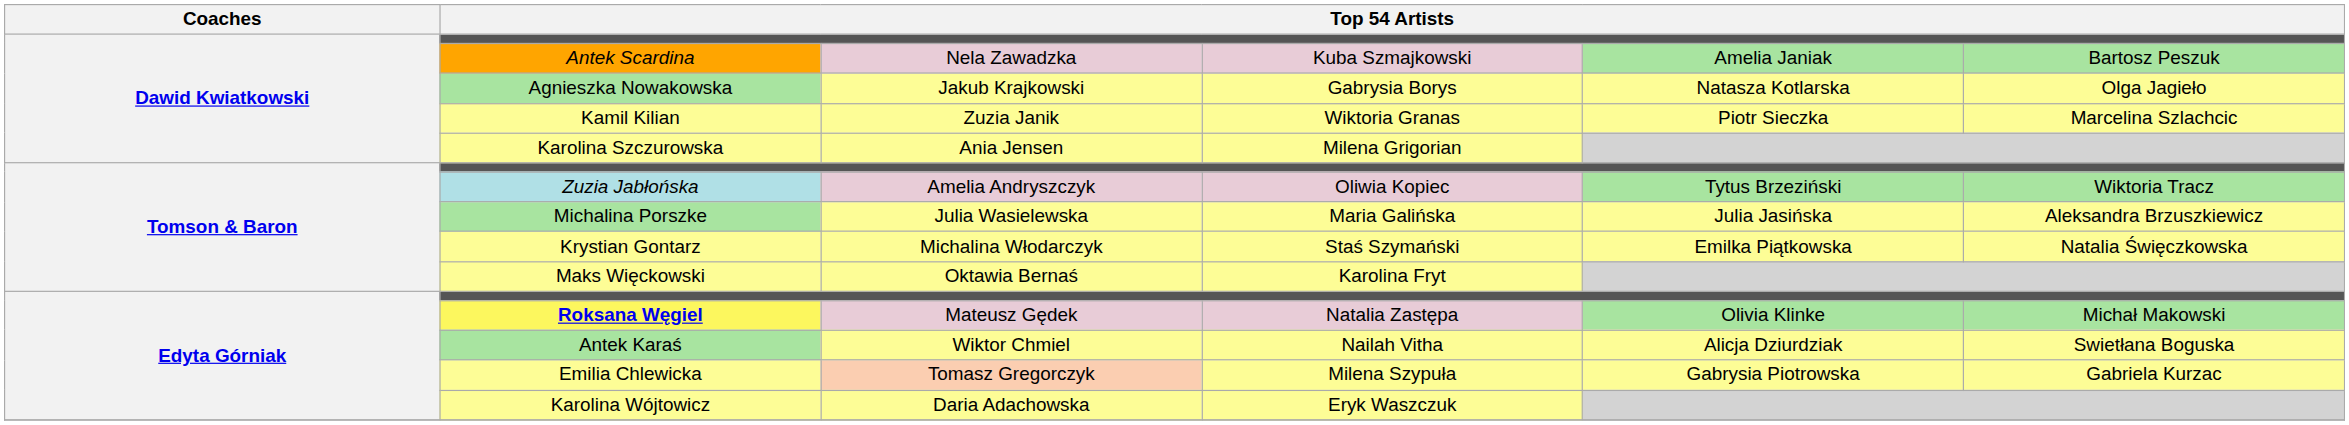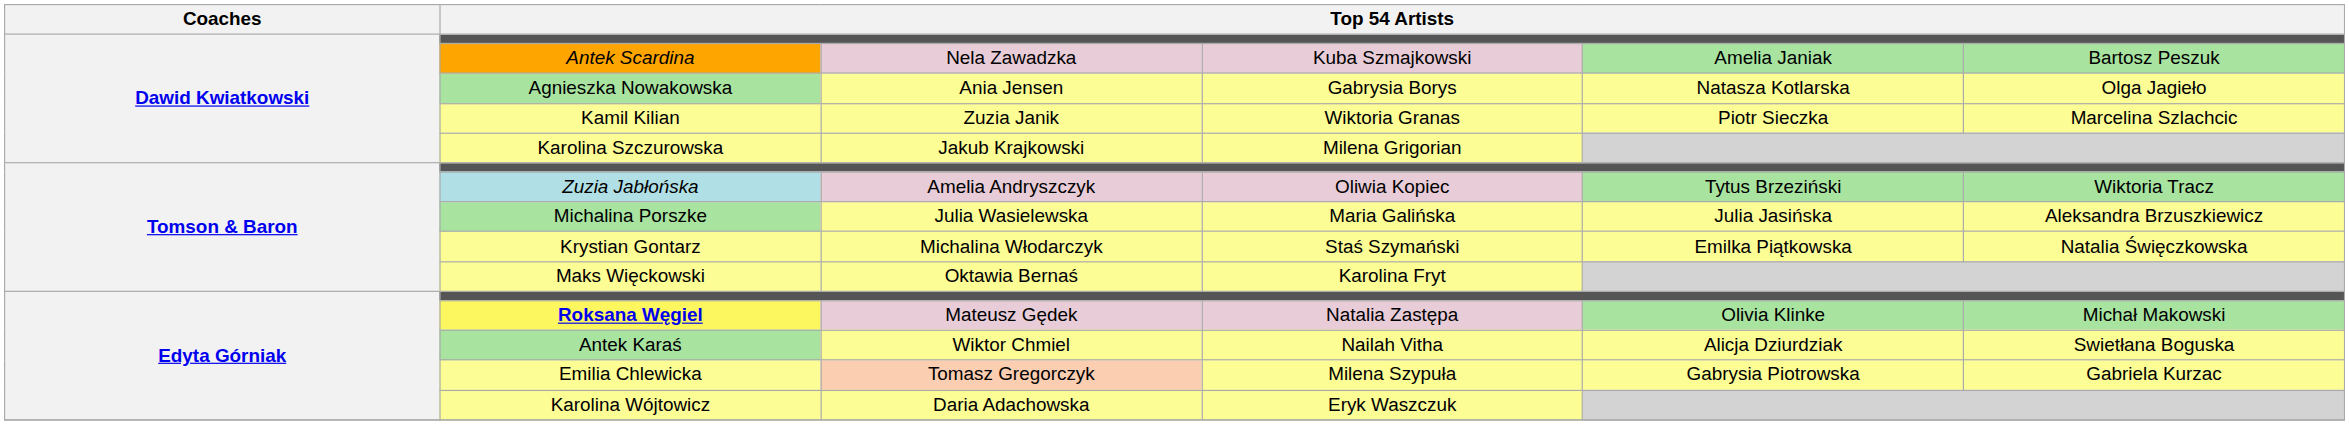(1011, 88) Jakub Krajkowski -> (1011, 88) Ania Jensen
(1011, 147) Ania Jensen -> (1011, 147) Jakub Krajkowski
